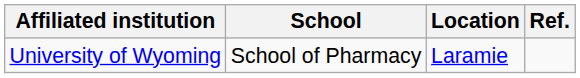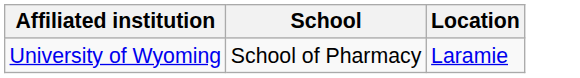- column: (550, 21)
